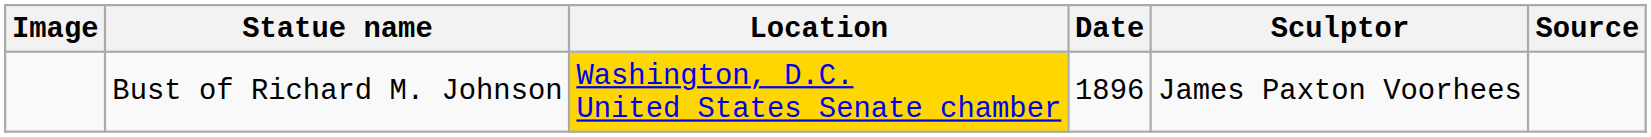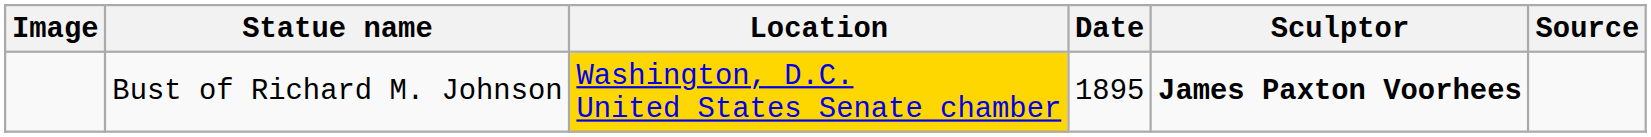(1110, 92) 1896 -> (1110, 92) 1895
(1340, 92) normal -> (1340, 92) bold
